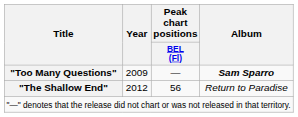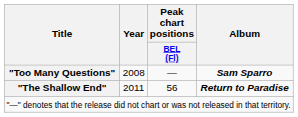(137, 73) 2009 -> (134, 73) 2008
(137, 88) 2012 -> (134, 88) 2011
(246, 88) normal -> (245, 88) bold
